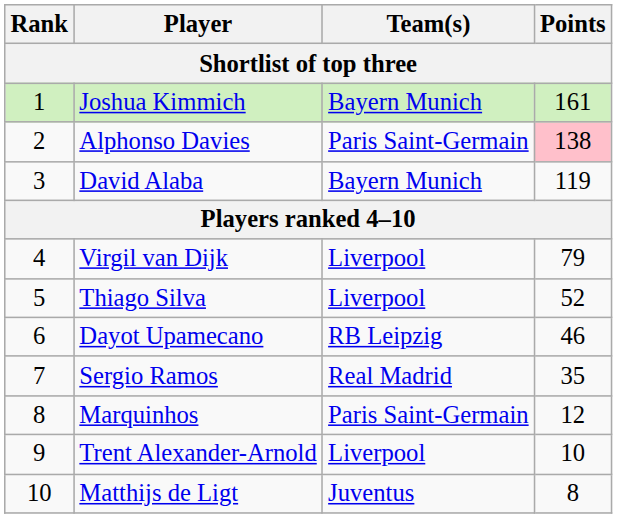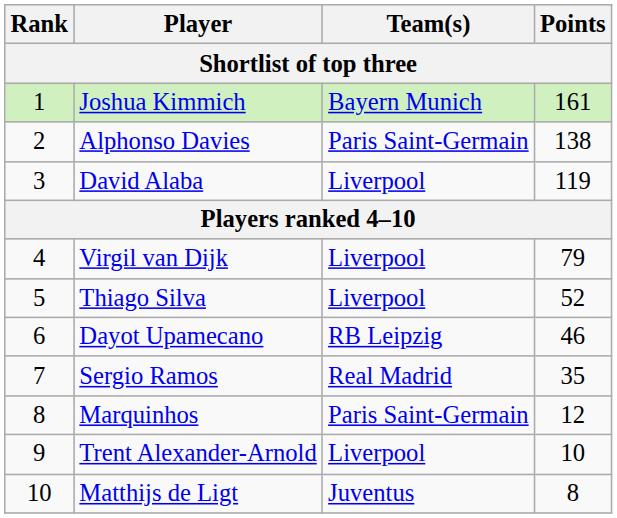(573, 141) pink background -> (573, 141) no background
(405, 180) Bayern Munich -> (377, 180) Liverpool
